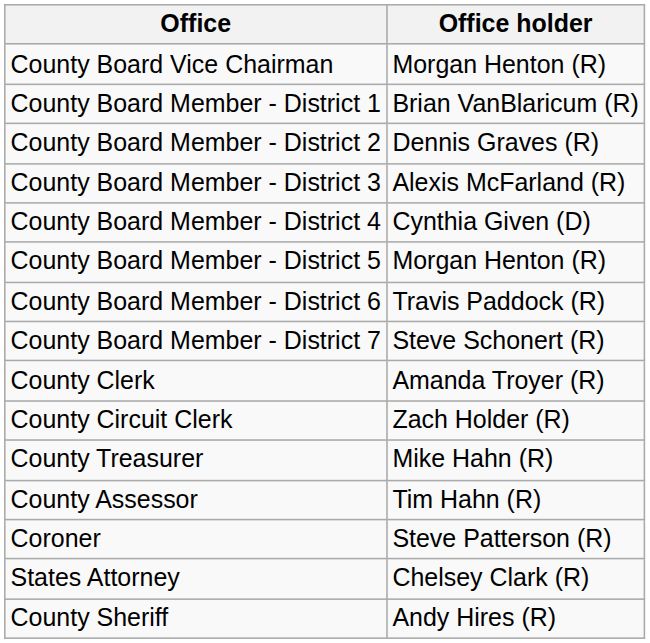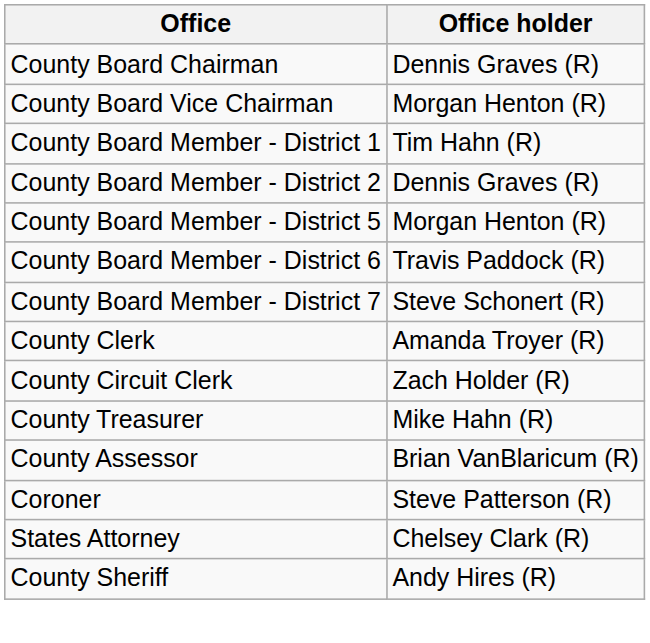+ row: (144, 63)
(516, 103) Brian VanBlaricum (R) -> (467, 143) Tim Hahn (R)
- row: (196, 182)
- row: (196, 222)
(467, 499) Tim Hahn (R) -> (516, 459) Brian VanBlaricum (R)
